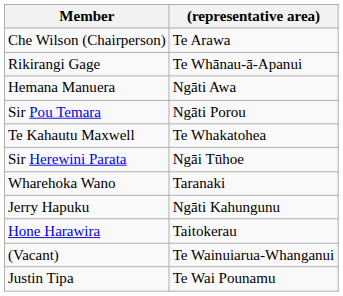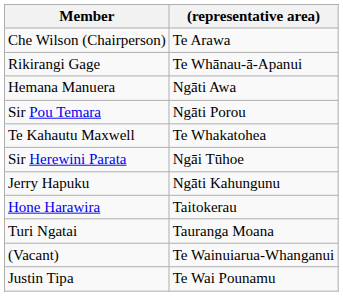- row: (62, 183)
+ row: (43, 231)
